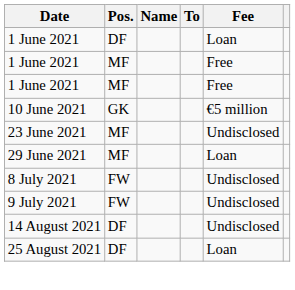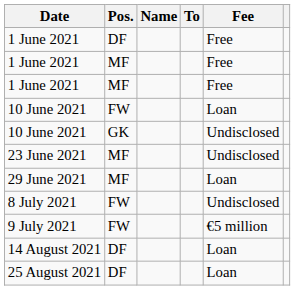(222, 39) Loan -> (220, 39) Free
+ row: (47, 109)
(237, 109) €5 million -> (243, 132) Undisclosed
(243, 202) Undisclosed -> (237, 226) €5 million
(243, 226) Undisclosed -> (222, 249) Loan
